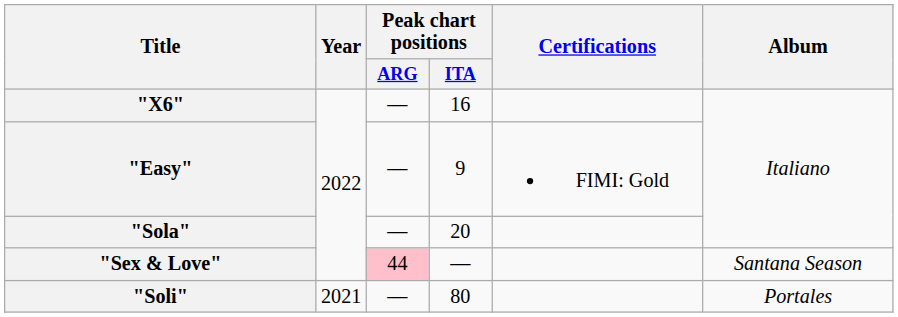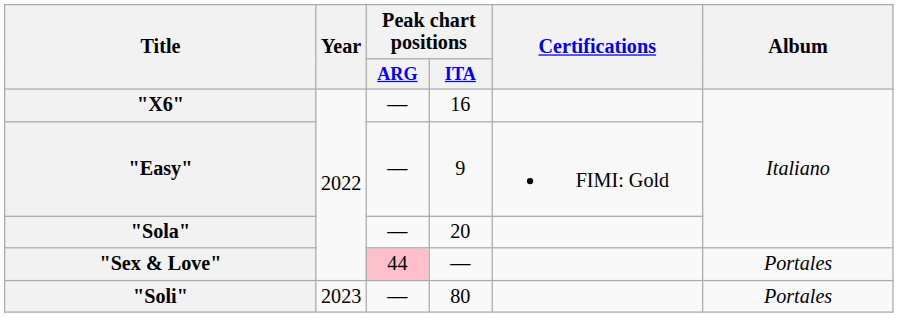(798, 263) Santana Season -> (798, 263) Portales
(341, 295) 2021 -> (341, 295) 2023
